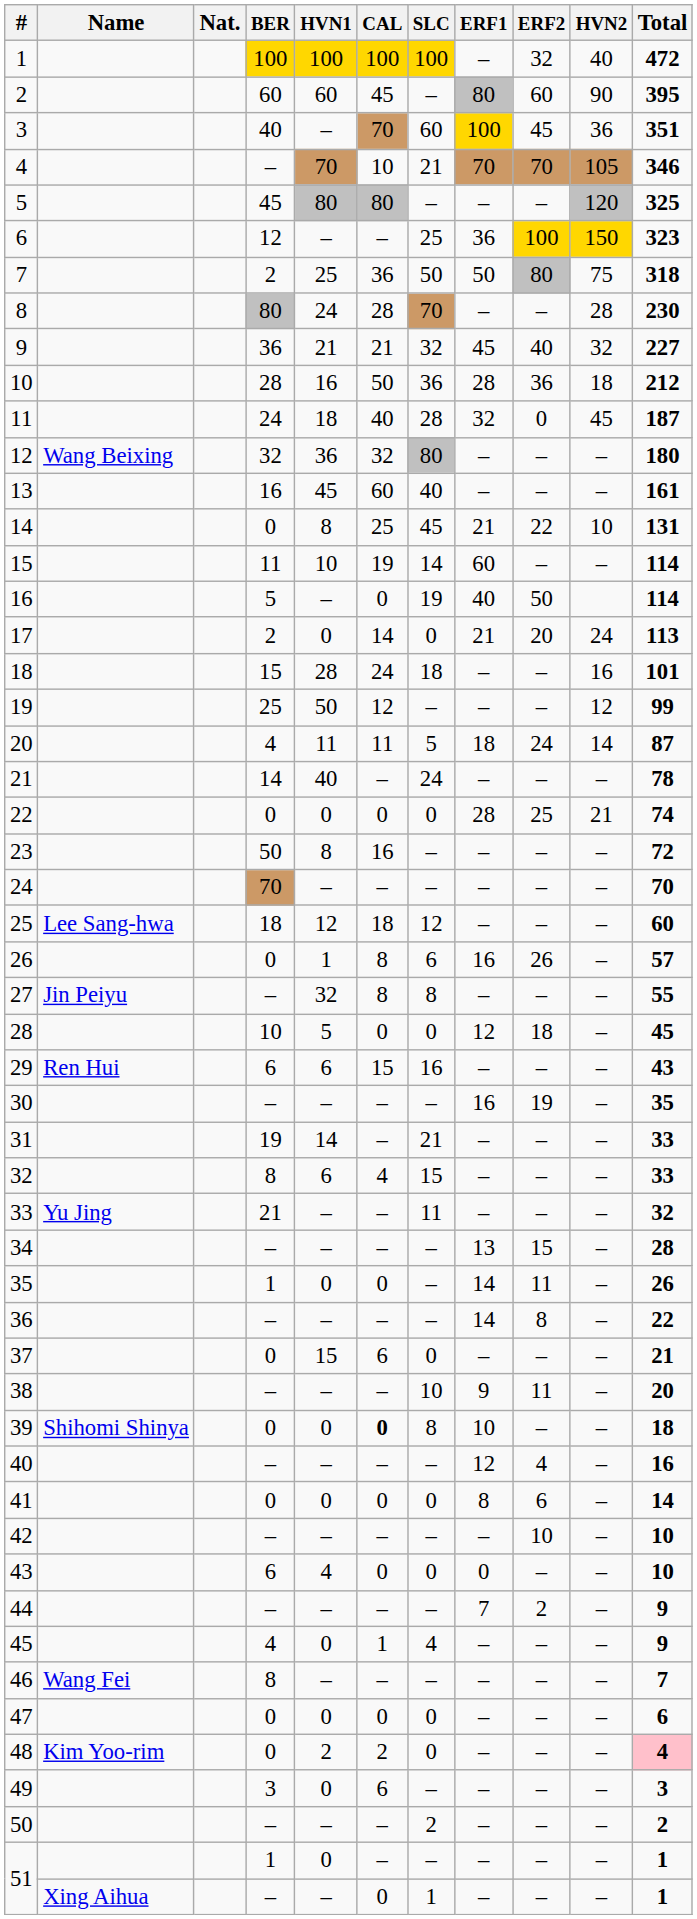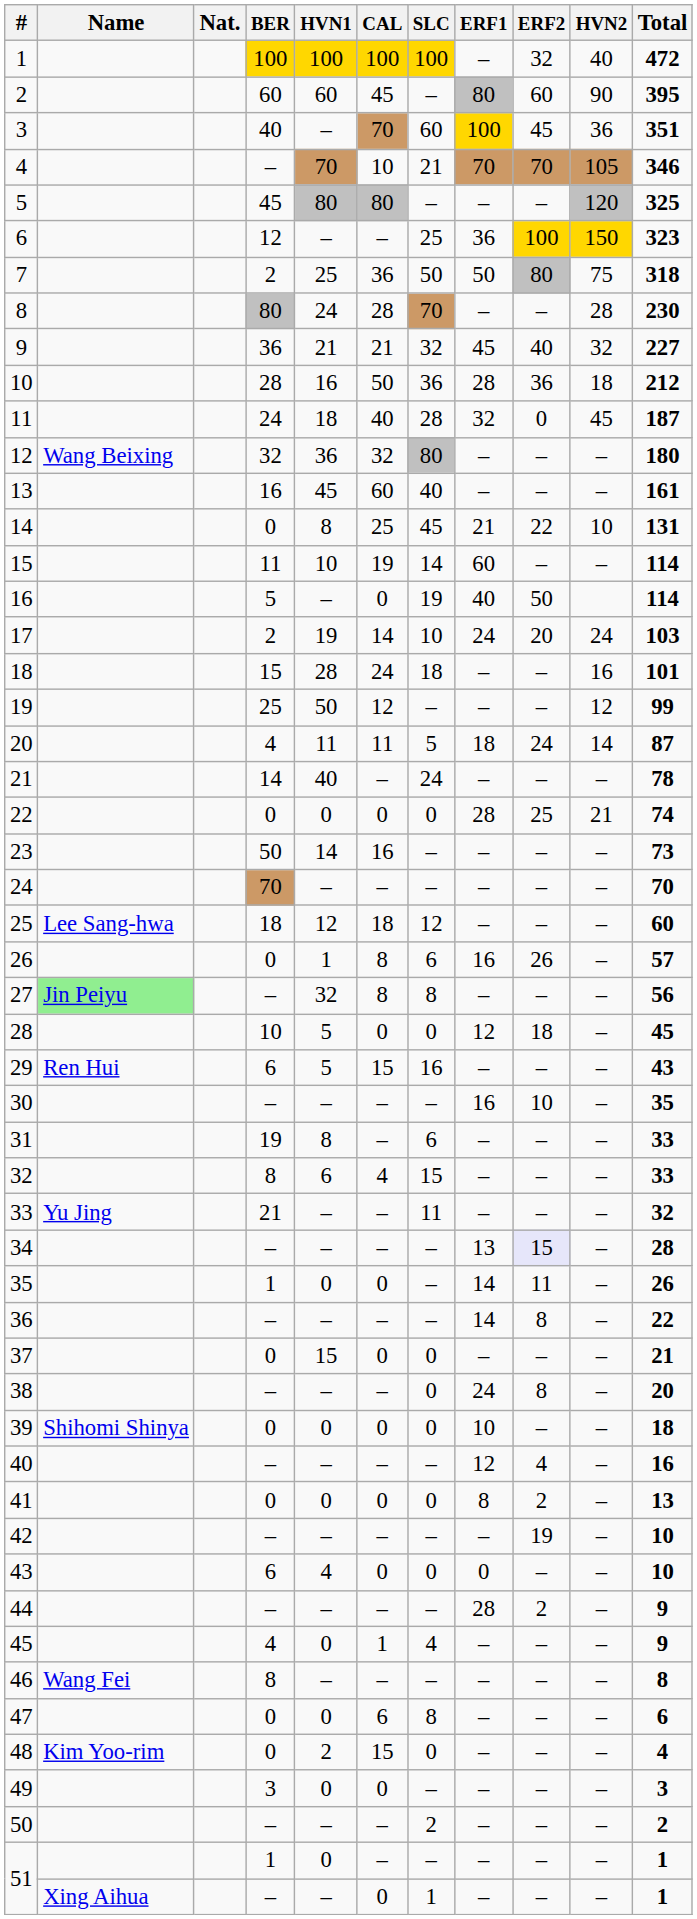(326, 635) 0 -> (326, 635) 19
(431, 635) 0 -> (431, 635) 10
(484, 635) 21 -> (484, 635) 24
(663, 635) 113 -> (663, 635) 103
(326, 851) 8 -> (326, 851) 14
(663, 851) 72 -> (663, 851) 73
(85, 995) no background -> (85, 995) lightgreen background
(663, 995) 55 -> (663, 995) 56
(326, 1067) 6 -> (326, 1067) 5
(542, 1103) 19 -> (542, 1103) 10
(326, 1139) 14 -> (326, 1139) 8
(431, 1139) 21 -> (431, 1139) 6
(542, 1247) no background -> (542, 1247) lavender background
(382, 1355) 6 -> (382, 1355) 0
(431, 1391) 10 -> (431, 1391) 0
(484, 1391) 9 -> (484, 1391) 24
(542, 1391) 11 -> (542, 1391) 8
(382, 1427) bold -> (382, 1427) normal
(431, 1427) 8 -> (431, 1427) 0
(542, 1499) 6 -> (542, 1499) 2
(663, 1499) 14 -> (663, 1499) 13
(542, 1535) 10 -> (542, 1535) 19
(484, 1607) 7 -> (484, 1607) 28
(663, 1680) 7 -> (663, 1680) 8
(382, 1716) 0 -> (382, 1716) 6
(431, 1716) 0 -> (431, 1716) 8
(382, 1752) 2 -> (382, 1752) 15
(663, 1752) pink background -> (663, 1752) no background
(382, 1788) 6 -> (382, 1788) 0
